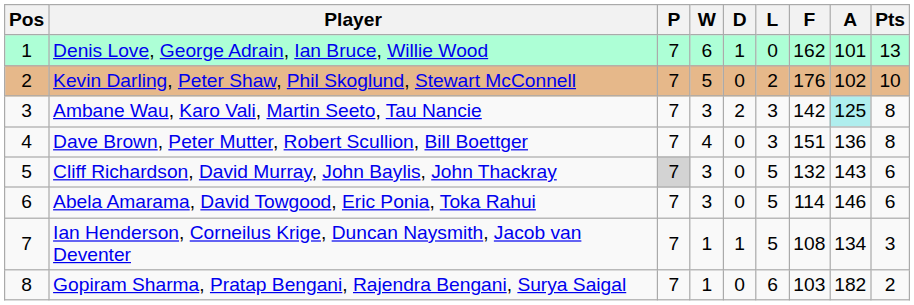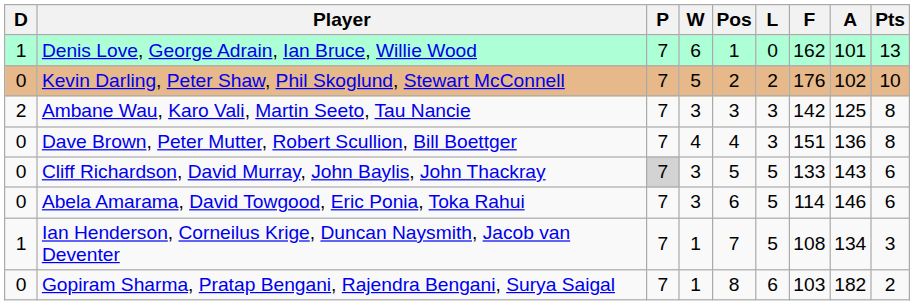columns swapped: (27, 19) <-> (740, 19)
(850, 111) paleturquoise background -> (850, 111) no background
(809, 171) 132 -> (809, 171) 133
